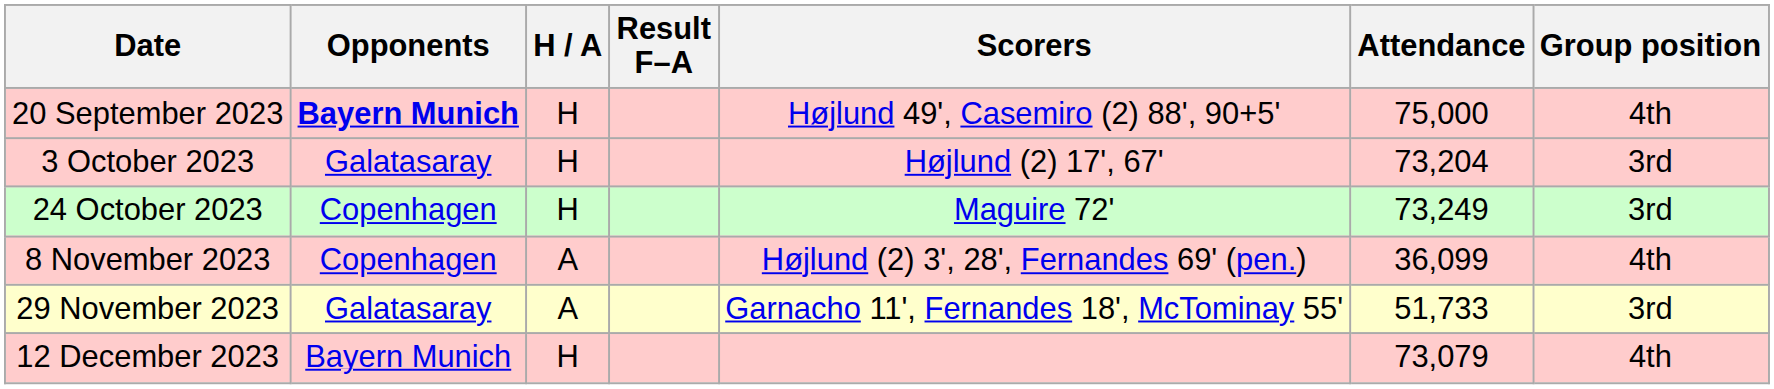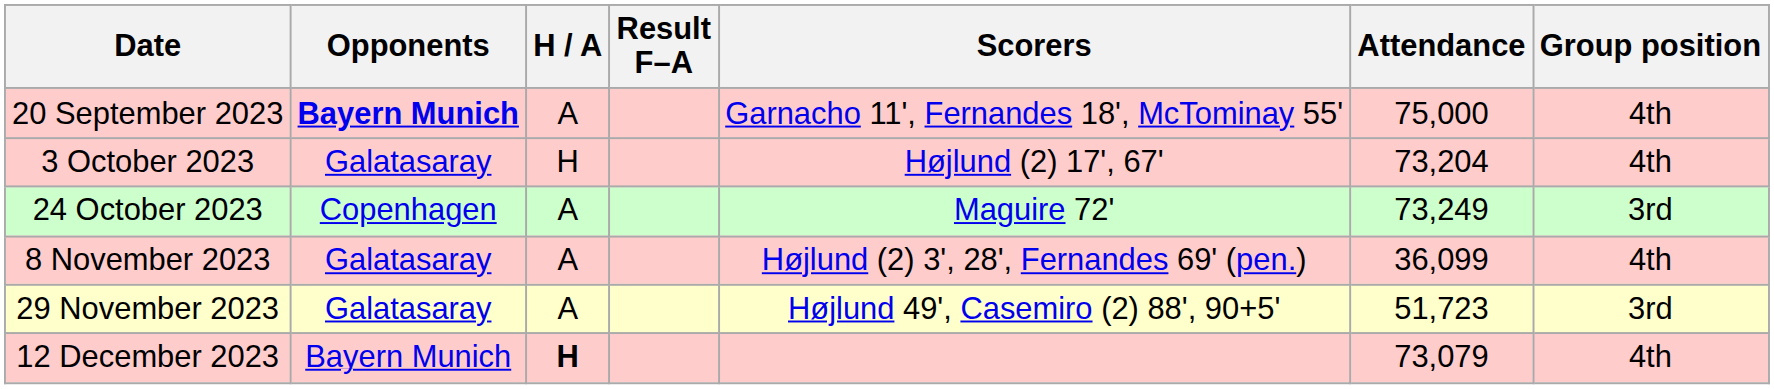(568, 112) H -> (568, 112) A
(1034, 112) Højlund 49', Casemiro (2) 88', 90+5' -> (1034, 112) Garnacho 11', Fernandes 18', McTominay 55'
(1650, 161) 3rd -> (1650, 161) 4th
(568, 210) H -> (568, 210) A
(408, 259) Copenhagen -> (408, 259) Galatasaray
(1034, 308) Garnacho 11', Fernandes 18', McTominay 55' -> (1034, 308) Højlund 49', Casemiro (2) 88', 90+5'
(1441, 308) 51,733 -> (1441, 308) 51,723
(568, 357) normal -> (568, 357) bold
